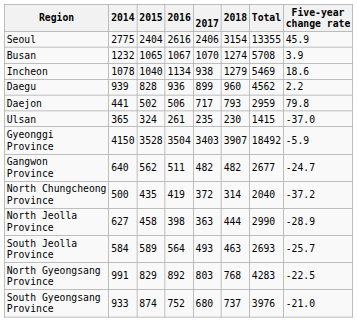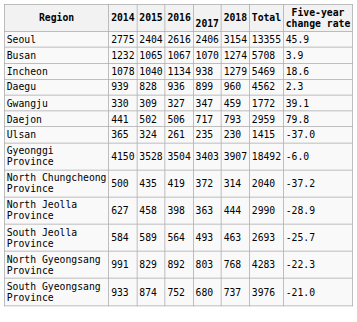(295, 87) 2.2 -> (295, 87) 2.3
+ row: (27, 103)
(297, 140) -5.9 -> (297, 156) -6.0
- row: (30, 168)
(300, 276) -22.5 -> (300, 265) -22.3
